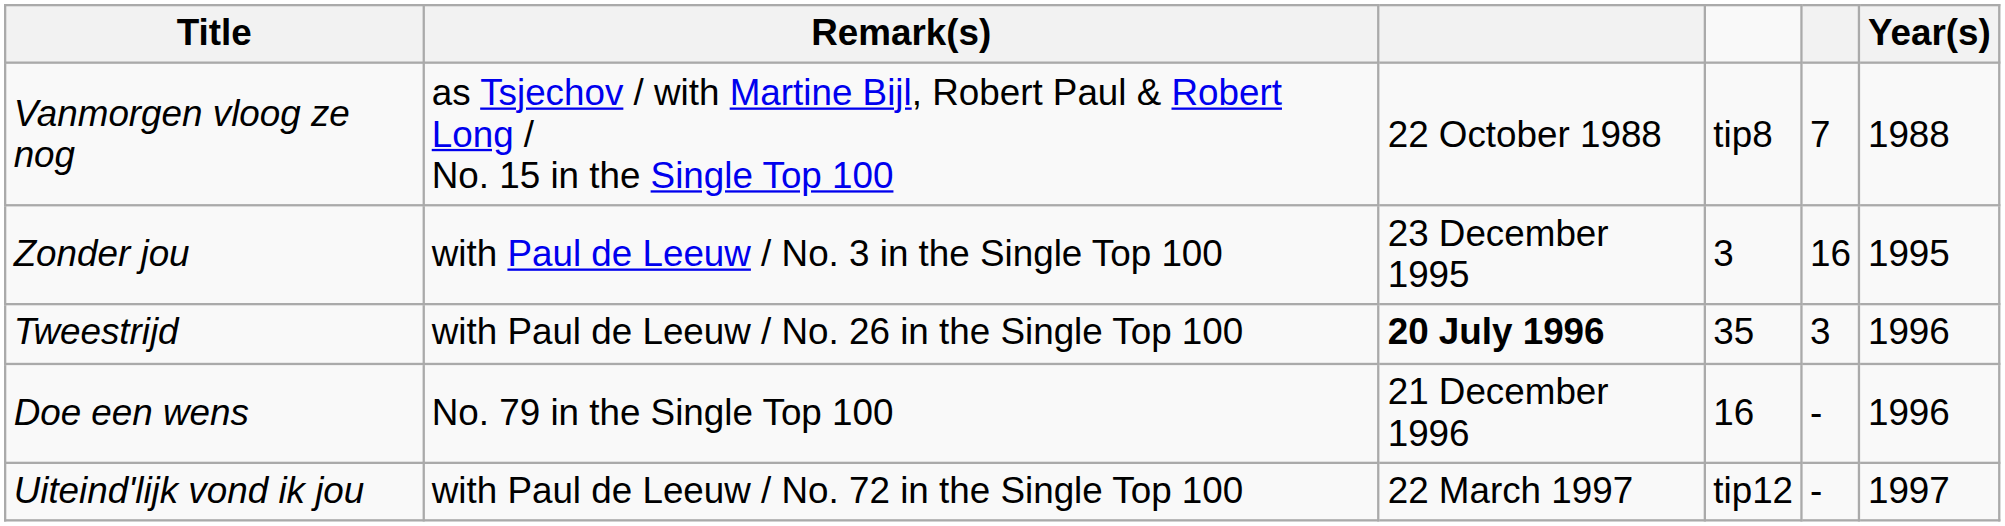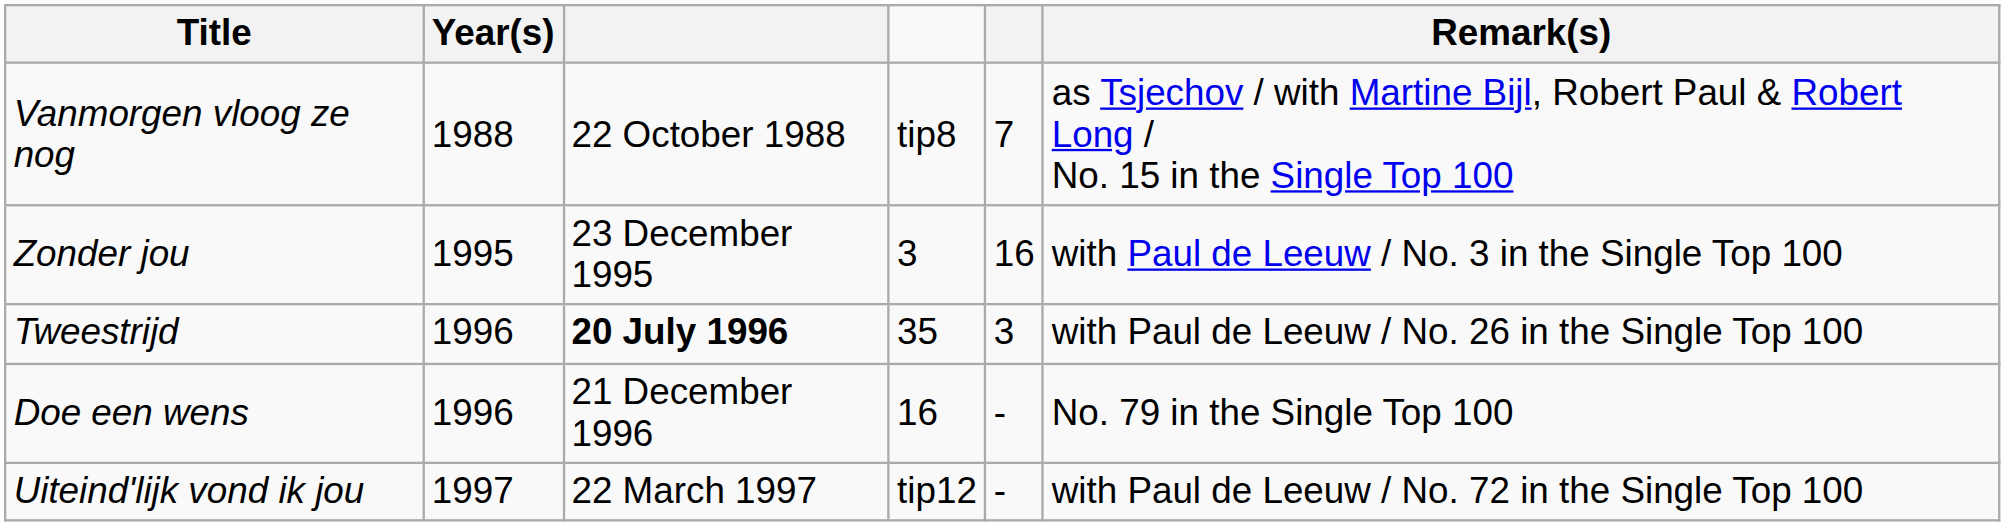columns swapped: (1929, 33) <-> (901, 33)
